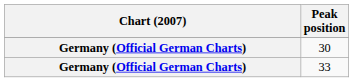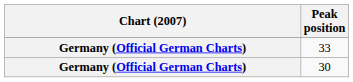rows swapped: (325, 67) <-> (325, 47)
